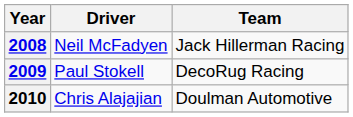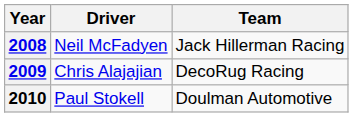(99, 72) Paul Stokell -> (108, 72) Chris Alajajian
(108, 99) Chris Alajajian -> (99, 99) Paul Stokell
